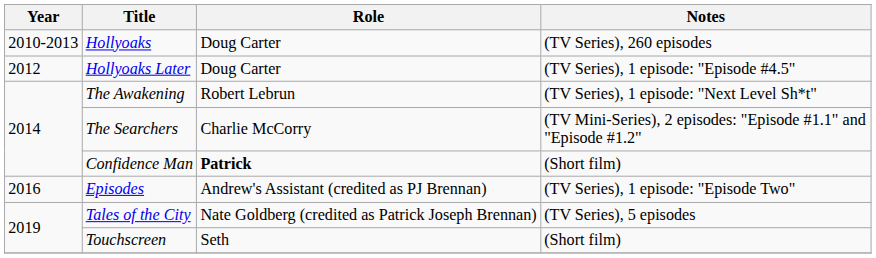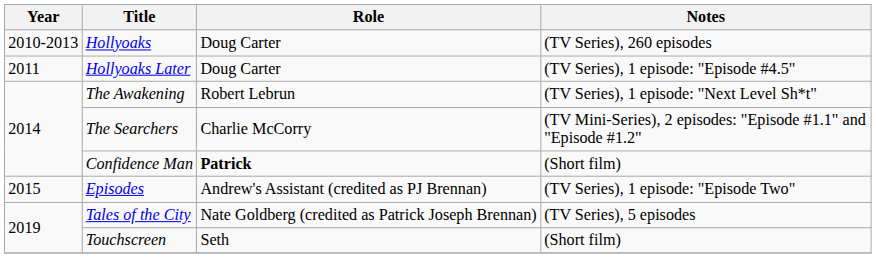(24, 68) 2012 -> (24, 68) 2011
(24, 189) 2016 -> (24, 189) 2015
